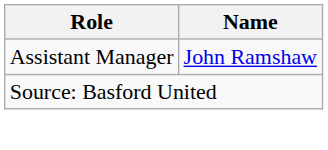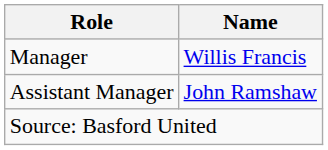+ row: (49, 56)
